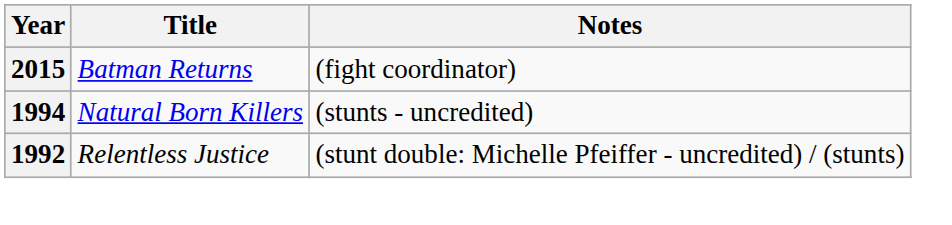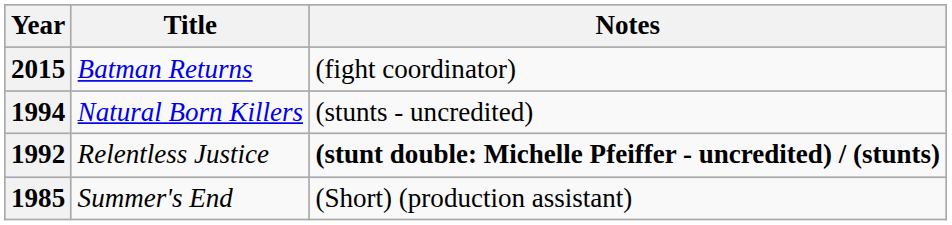(610, 154) normal -> (628, 154) bold
+ row: (38, 197)
